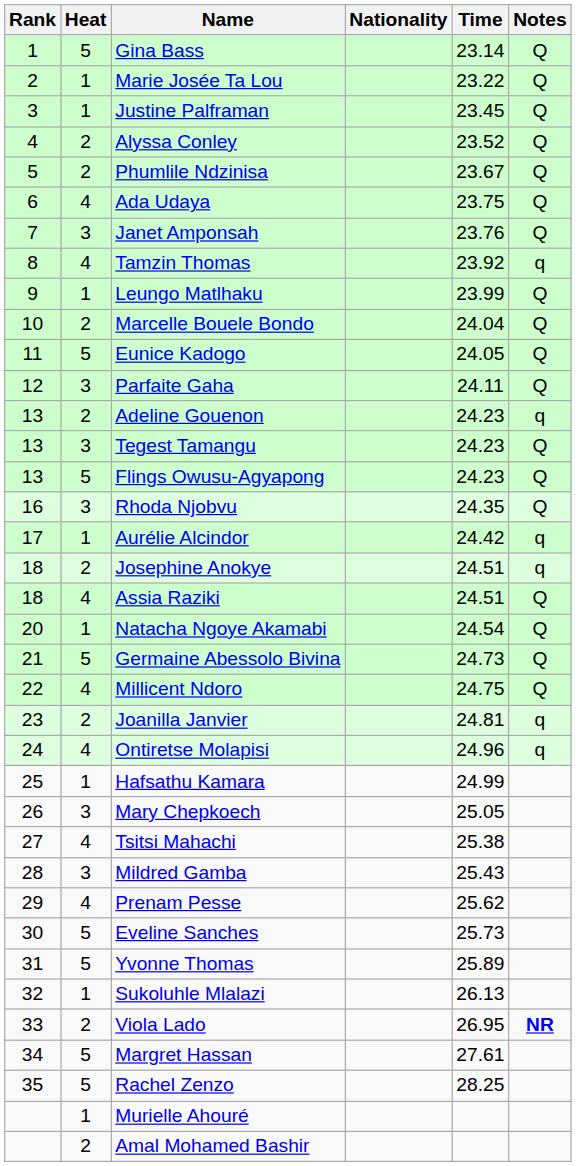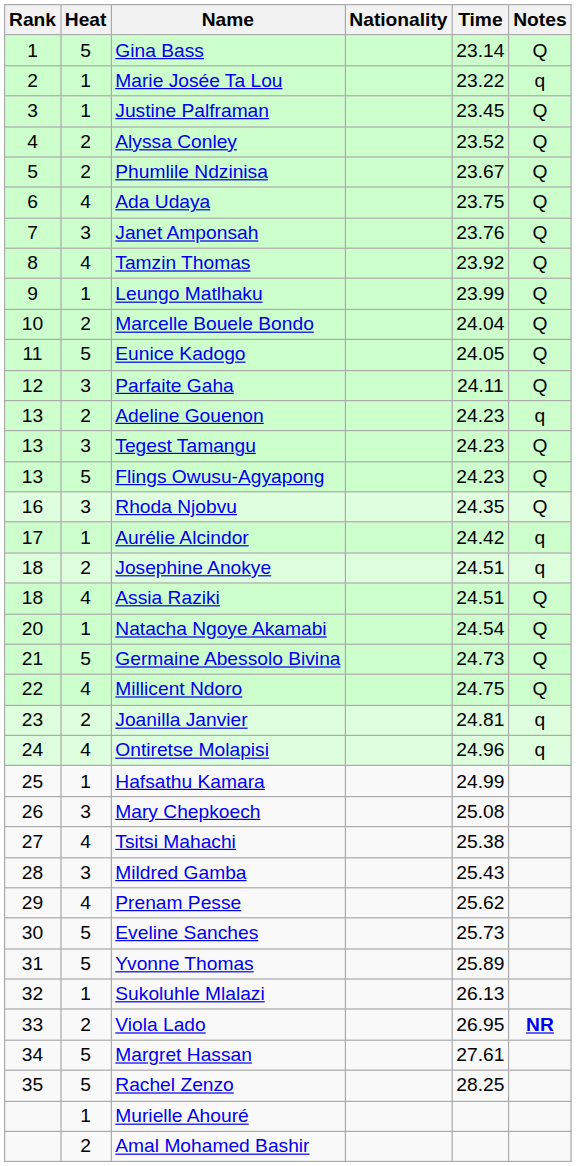(540, 80) Q -> (540, 80) q
(540, 263) q -> (540, 263) Q
(480, 811) 25.05 -> (480, 811) 25.08
